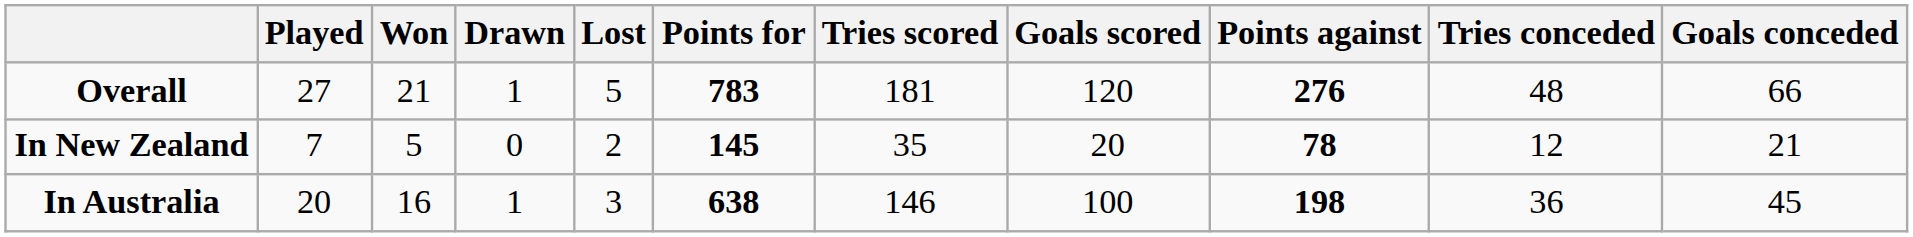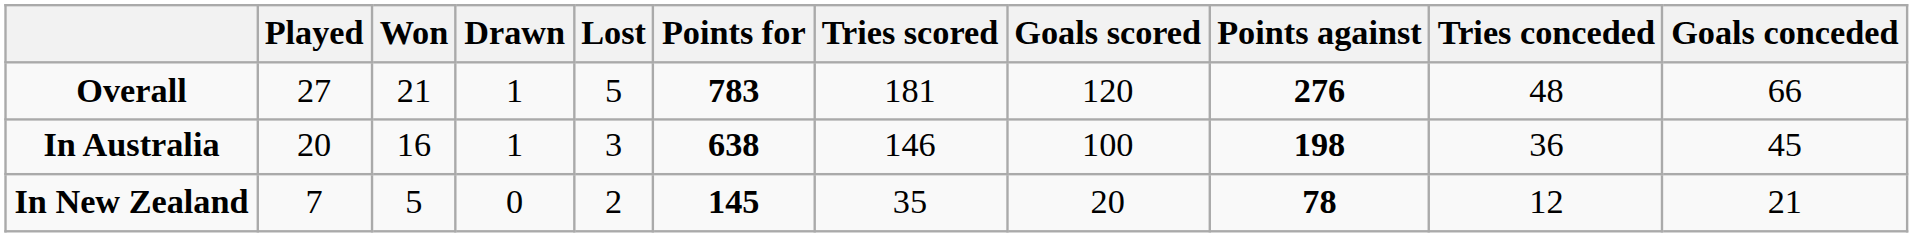rows swapped: (132, 202) <-> (132, 146)
